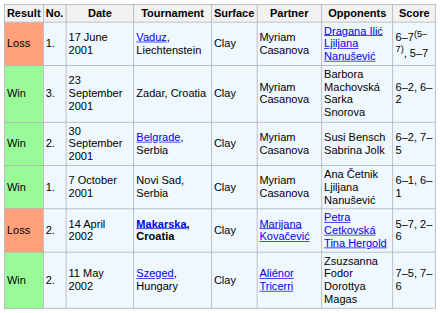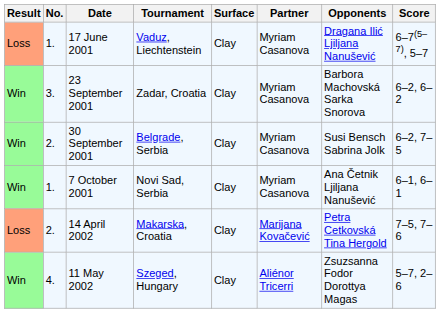(163, 230) bold -> (162, 230) normal
(414, 230) 5–7, 2–6 -> (414, 230) 7–5, 7–6
(50, 280) 2. -> (50, 280) 4.
(414, 280) 7–5, 7–6 -> (414, 280) 5–7, 2–6
